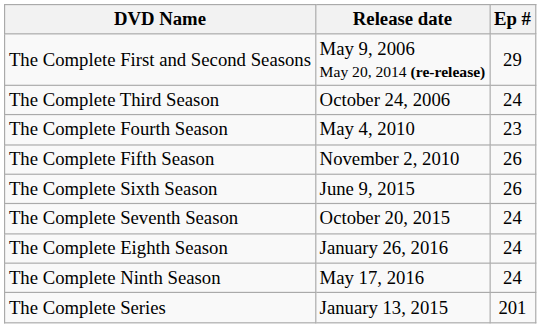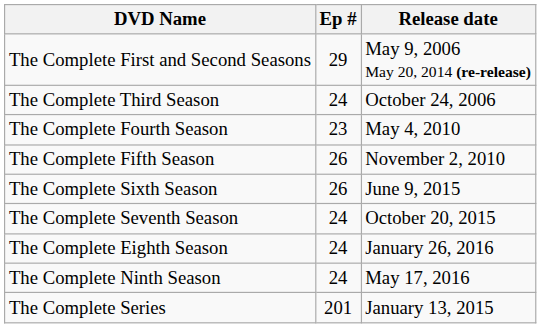columns swapped: (512, 19) <-> (402, 19)
